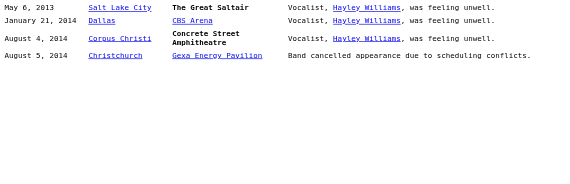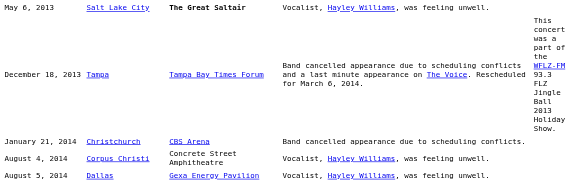+ row: (43, 74)
(102, 21) Dallas -> (114, 141) Christchurch
(392, 21) Vocalist, Hayley Williams, was feeling unwell. -> (404, 141) Band cancelled appearance due to scheduling conflicts.
(206, 38) bold -> (203, 158) normal
(115, 55) Christchurch -> (100, 176) Dallas
(410, 55) Band cancelled appearance due to scheduling conflicts. -> (386, 176) Vocalist, Hayley Williams, was feeling unwell.
